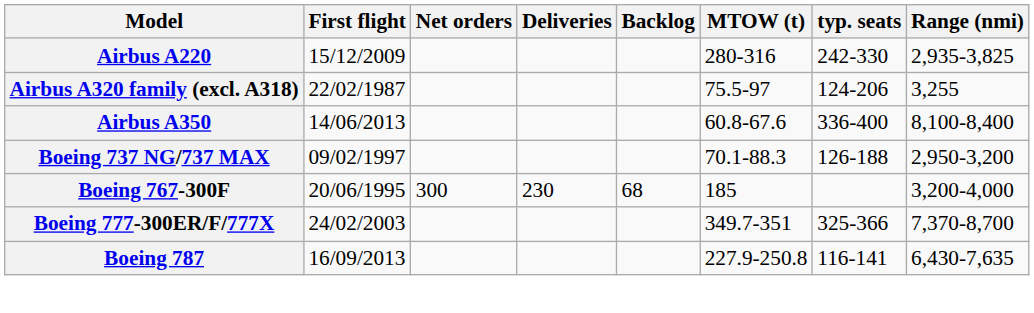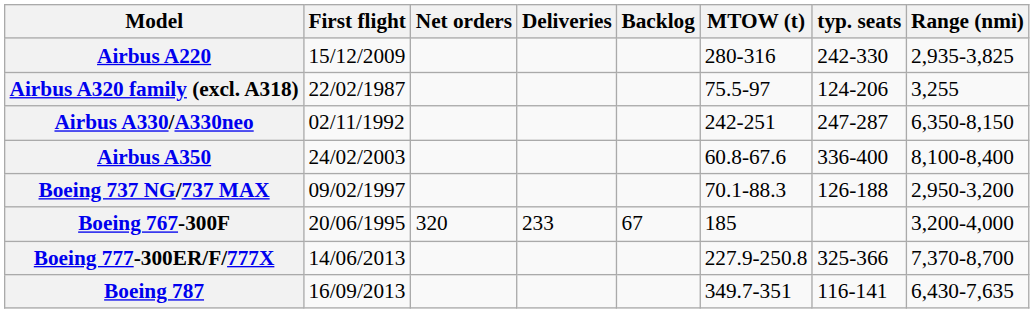+ row: (154, 122)
(357, 122) 14/06/2013 -> (357, 156) 24/02/2003
(432, 190) 300 -> (432, 223) 320
(538, 190) 230 -> (538, 223) 233
(632, 190) 68 -> (632, 223) 67
(357, 223) 24/02/2003 -> (357, 257) 14/06/2013
(748, 223) 349.7-351 -> (756, 257) 227.9-250.8
(756, 257) 227.9-250.8 -> (748, 291) 349.7-351
